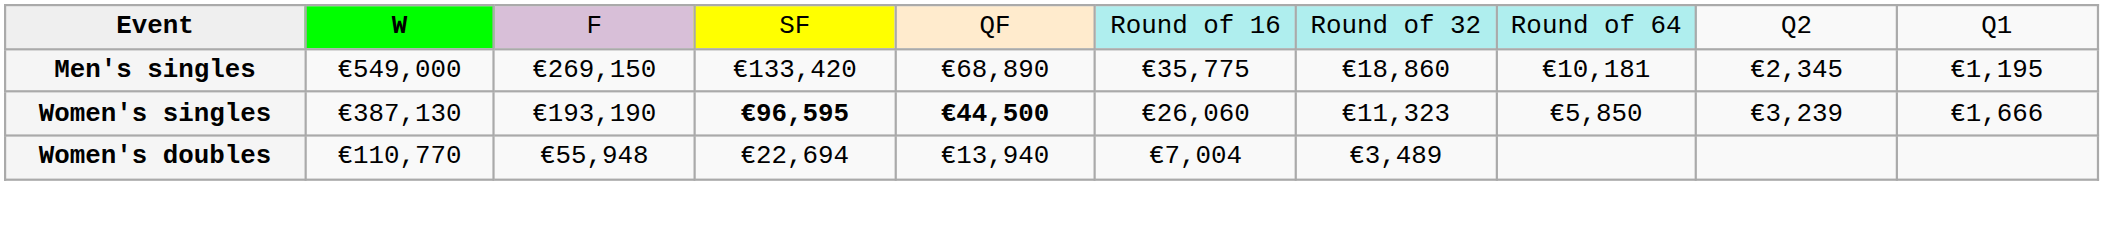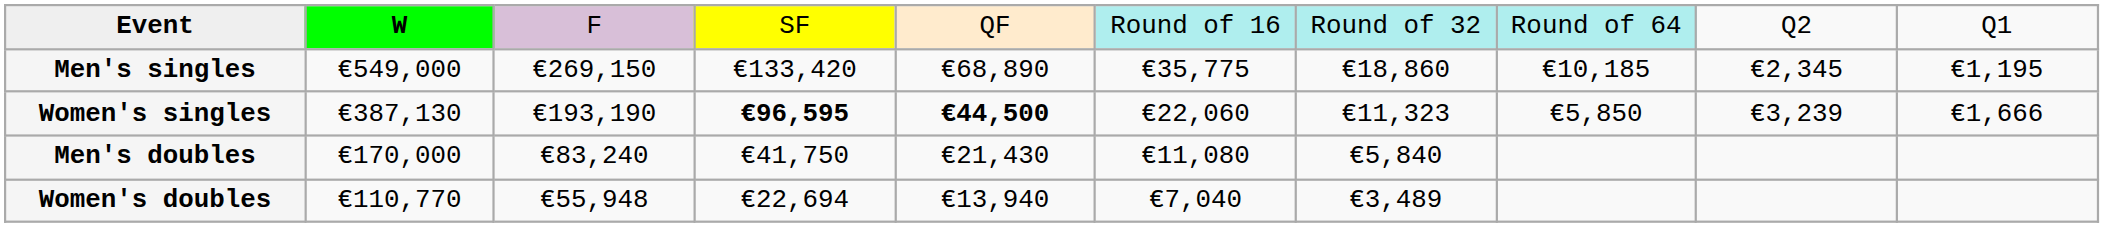(1596, 70) €10,181 -> (1596, 70) €10,185
(1195, 113) €26,060 -> (1195, 113) €22,060
+ row: (155, 157)
(1195, 157) €7,004 -> (1195, 200) €7,040
